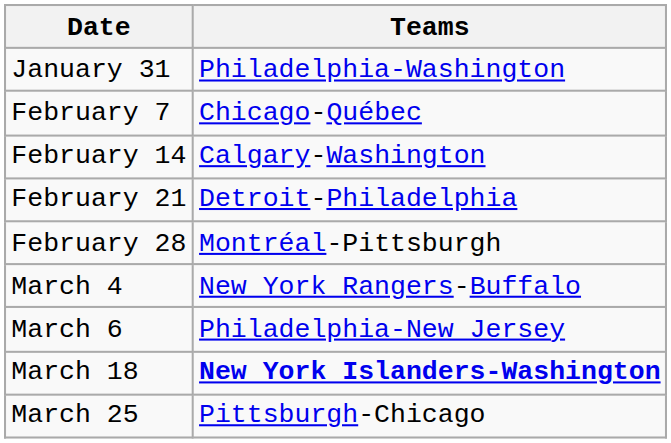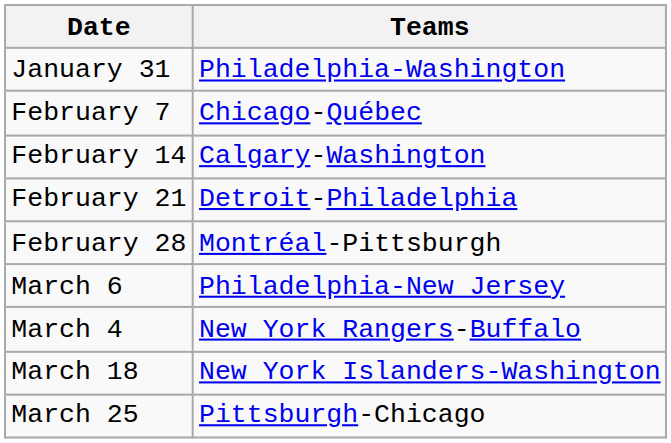rows swapped: (67, 286) <-> (67, 329)
(430, 372) bold -> (430, 372) normal
